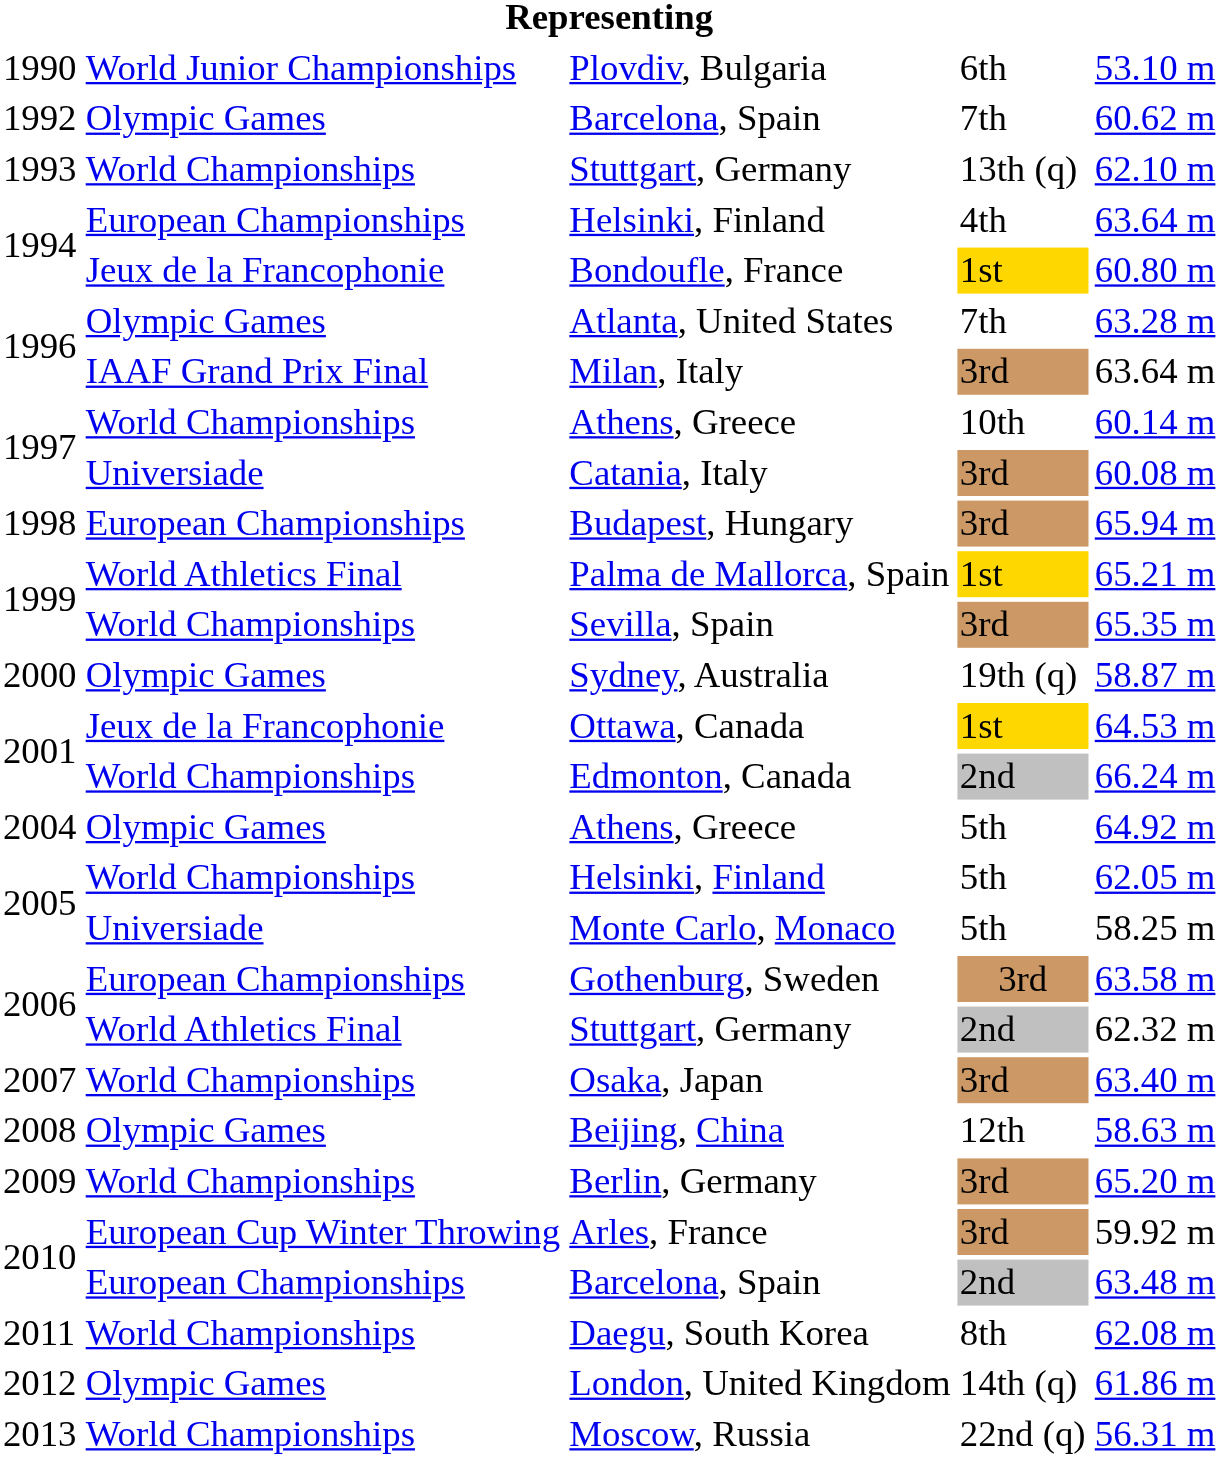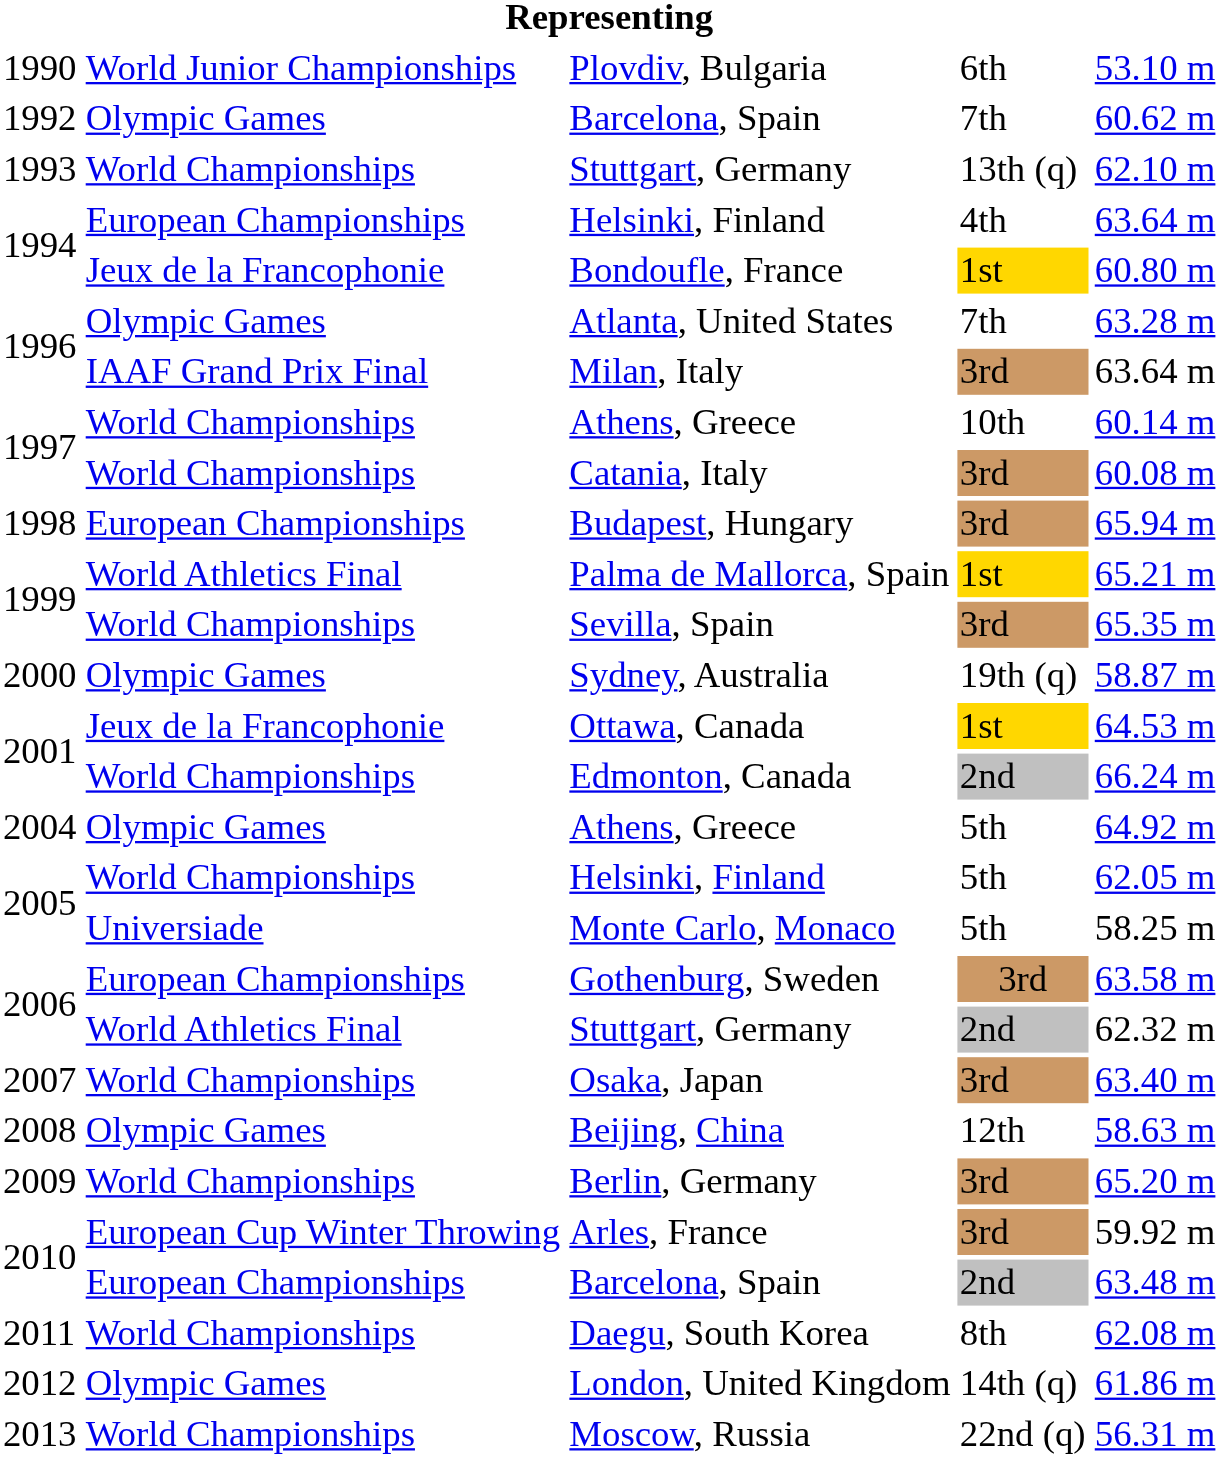(175, 472) Universiade -> (250, 472) World Championships
